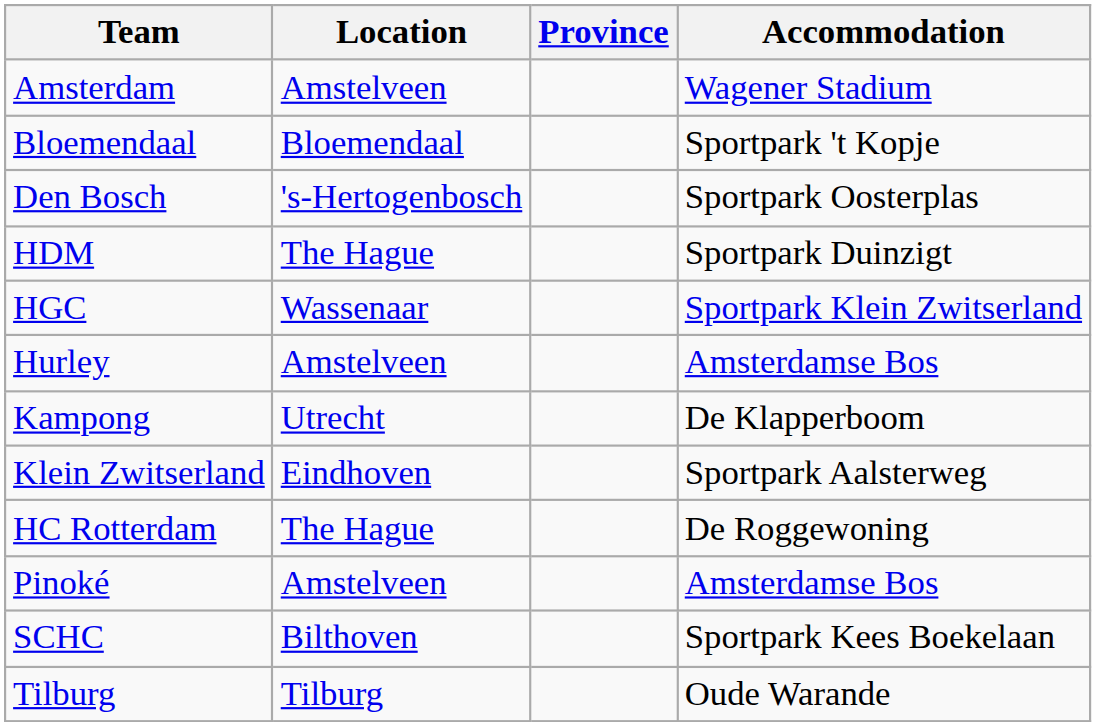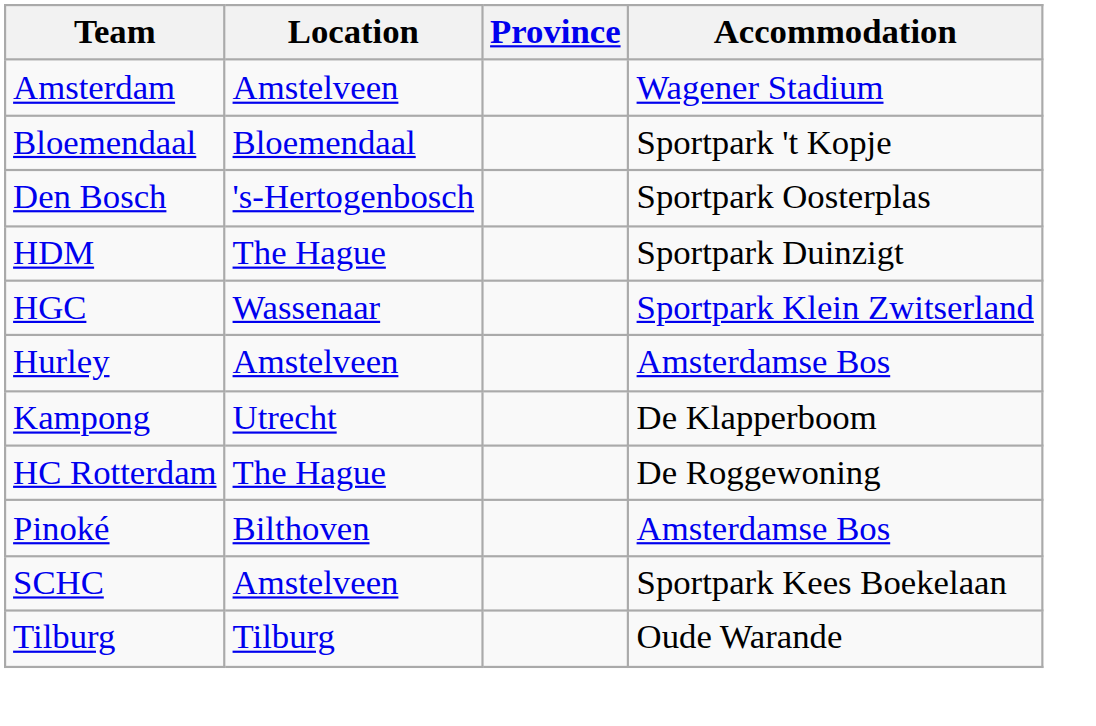- row: (139, 472)
(364, 582) Amstelveen -> (301, 527) Bilthoven
(349, 637) Bilthoven -> (315, 582) Amstelveen
